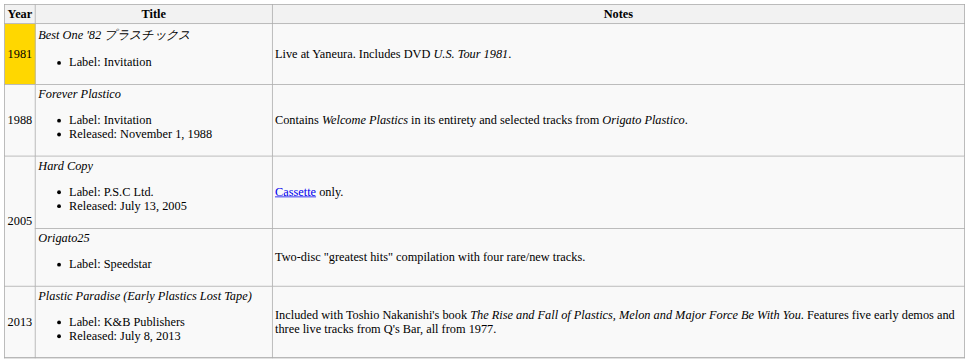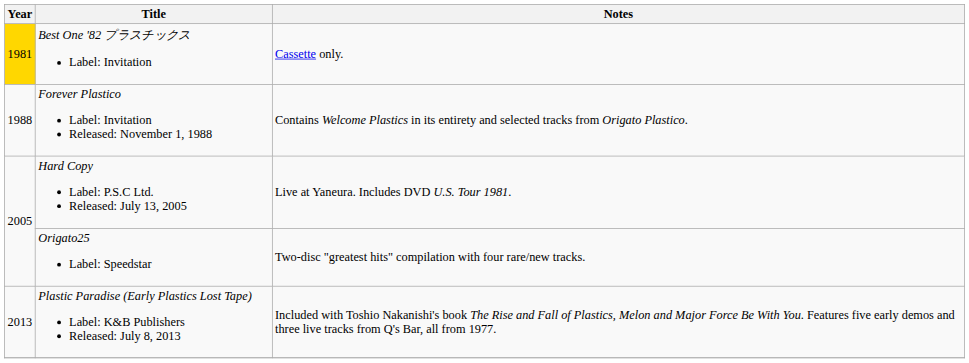(393, 54) Live at Yaneura. Includes DVD U.S. Tour 1981. -> (309, 54) Cassette only.
(309, 192) Cassette only. -> (393, 192) Live at Yaneura. Includes DVD U.S. Tour 1981.
